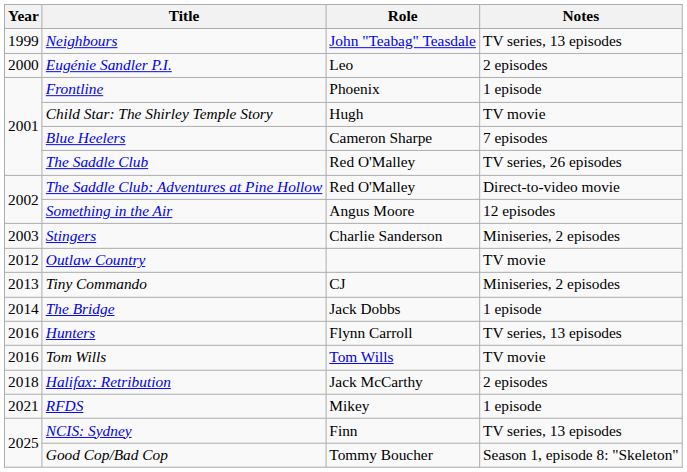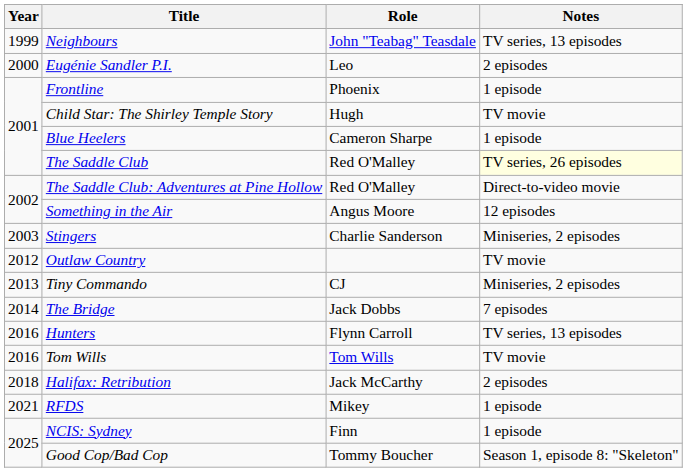(515, 138) 7 episodes -> (512, 138) 1 episode
(552, 162) no background -> (552, 162) lightyellow background
(512, 308) 1 episode -> (515, 308) 7 episodes
(552, 430) TV series, 13 episodes -> (512, 430) 1 episode
